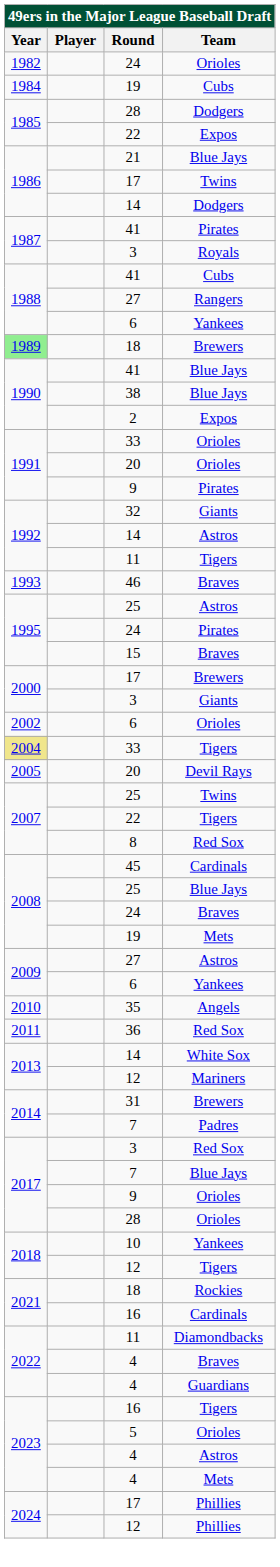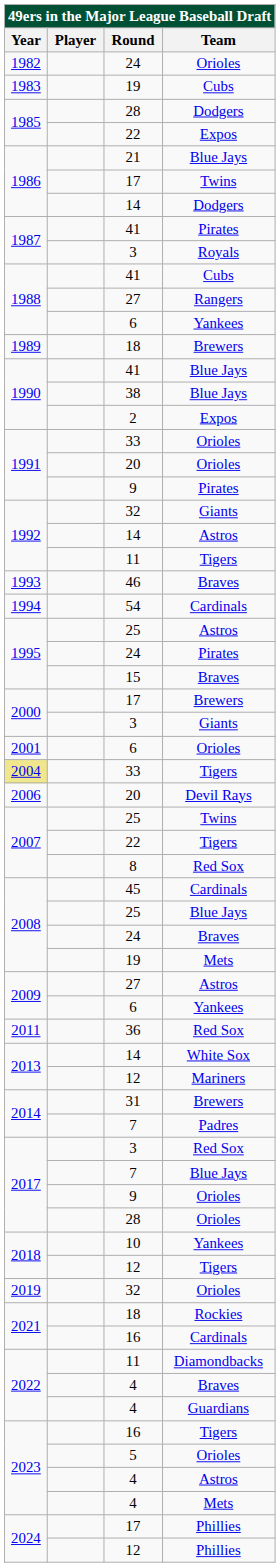(26, 87) 1984 -> (26, 87) 1983
(26, 346) lightgreen background -> (26, 346) no background
+ row: (133, 606)
(26, 724) 2002 -> (26, 747) 2001
(26, 771) 2005 -> (26, 795) 2006
- row: (133, 1007)
+ row: (133, 1290)
